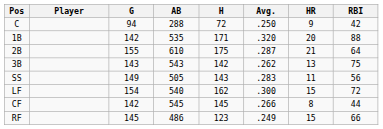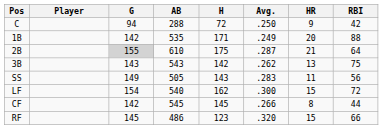(266, 38) .320 -> (266, 38) .249
(131, 51) no background -> (131, 51) lightgrey background
(266, 118) .249 -> (266, 118) .320
